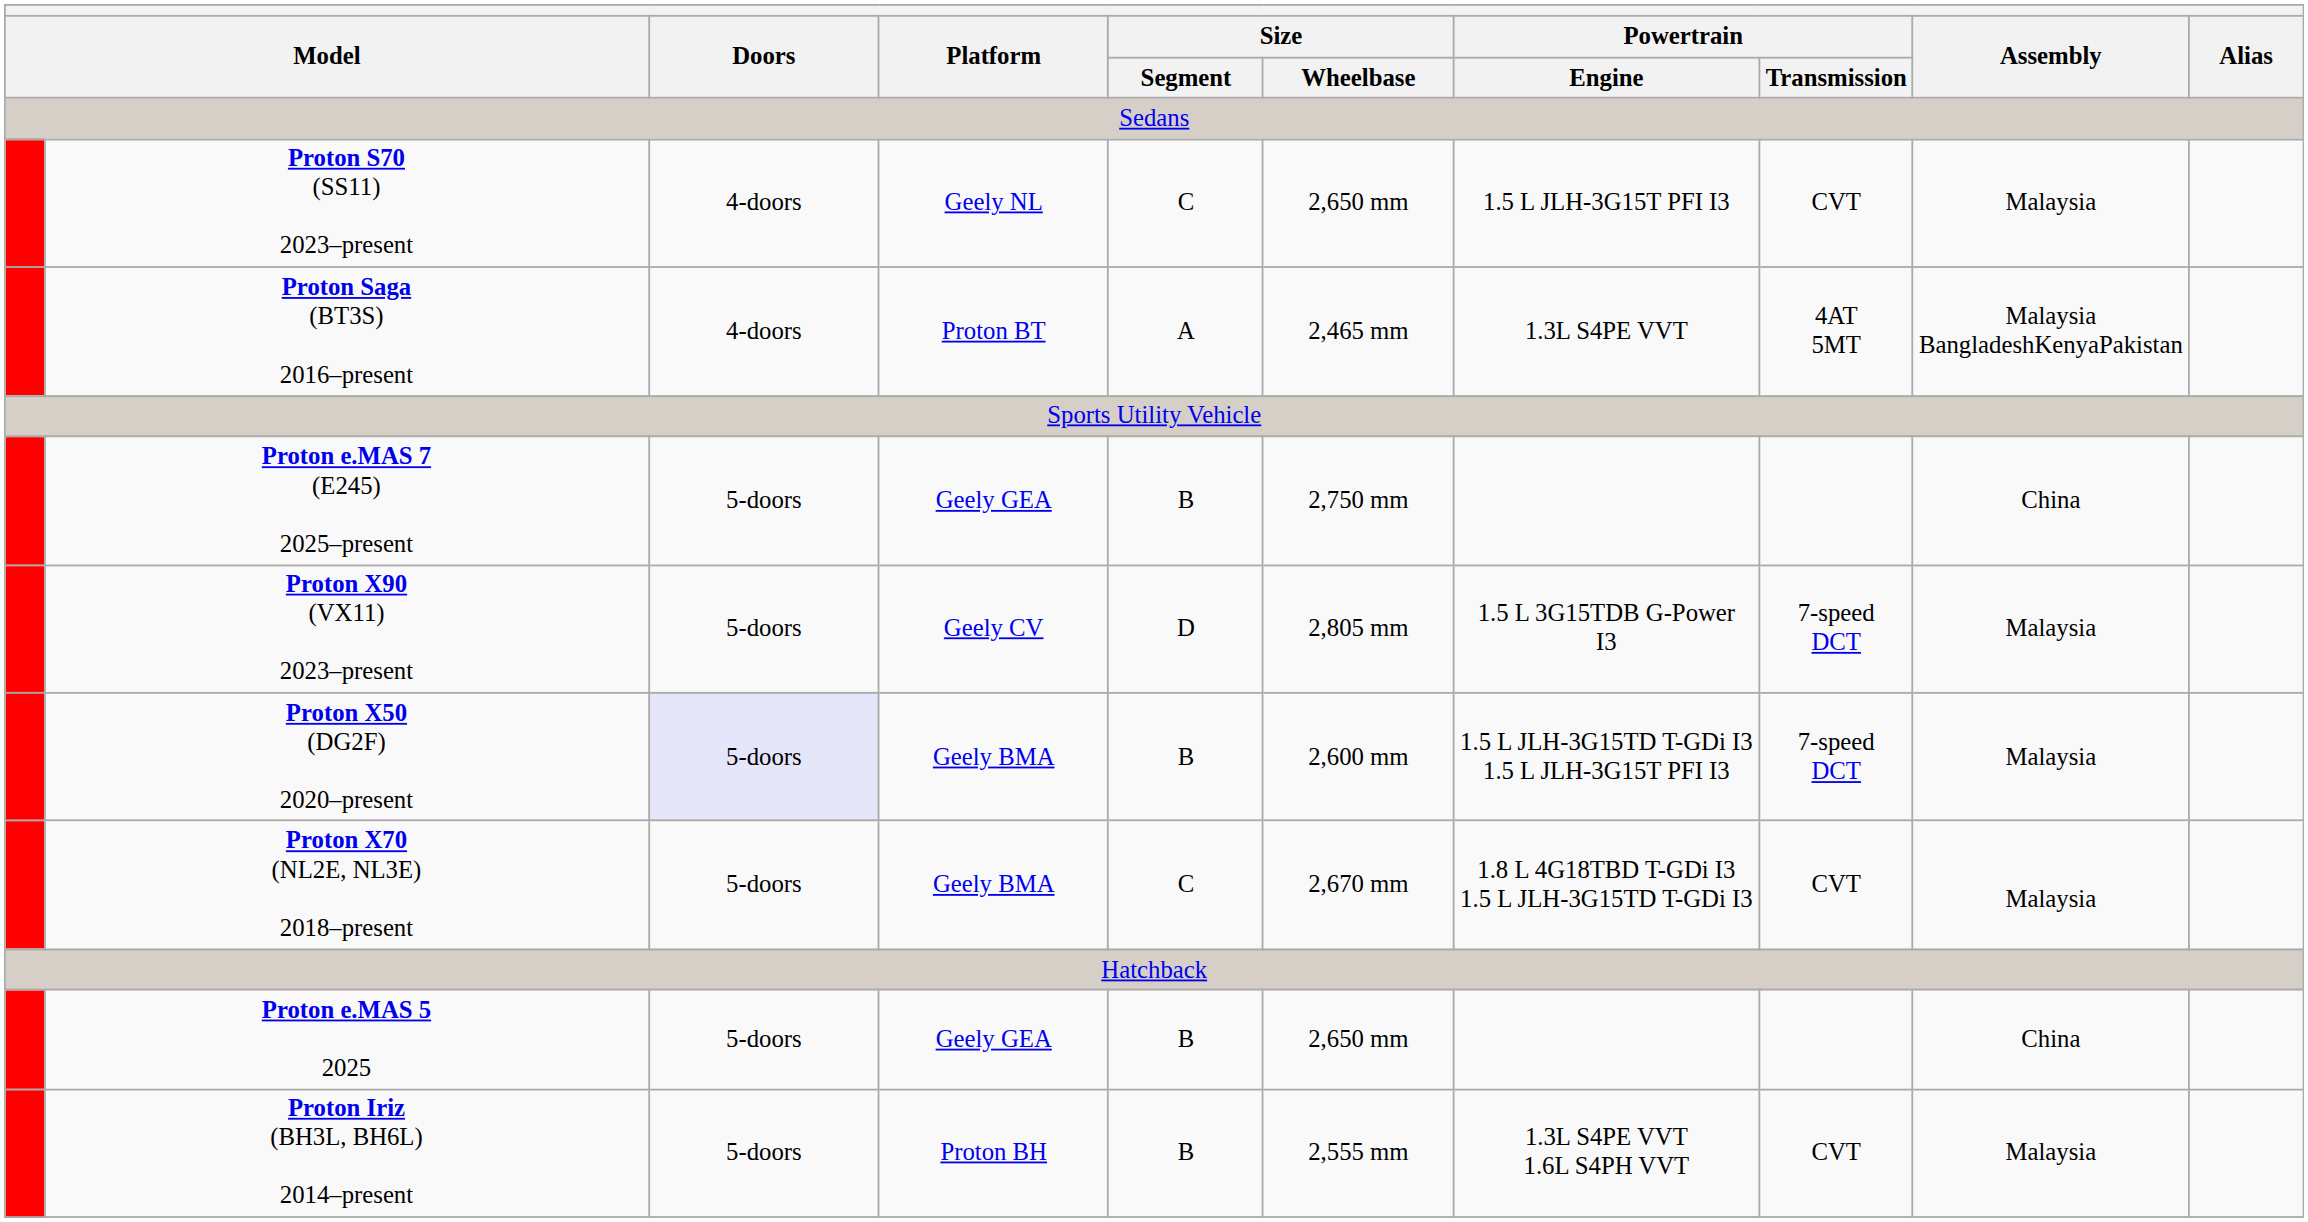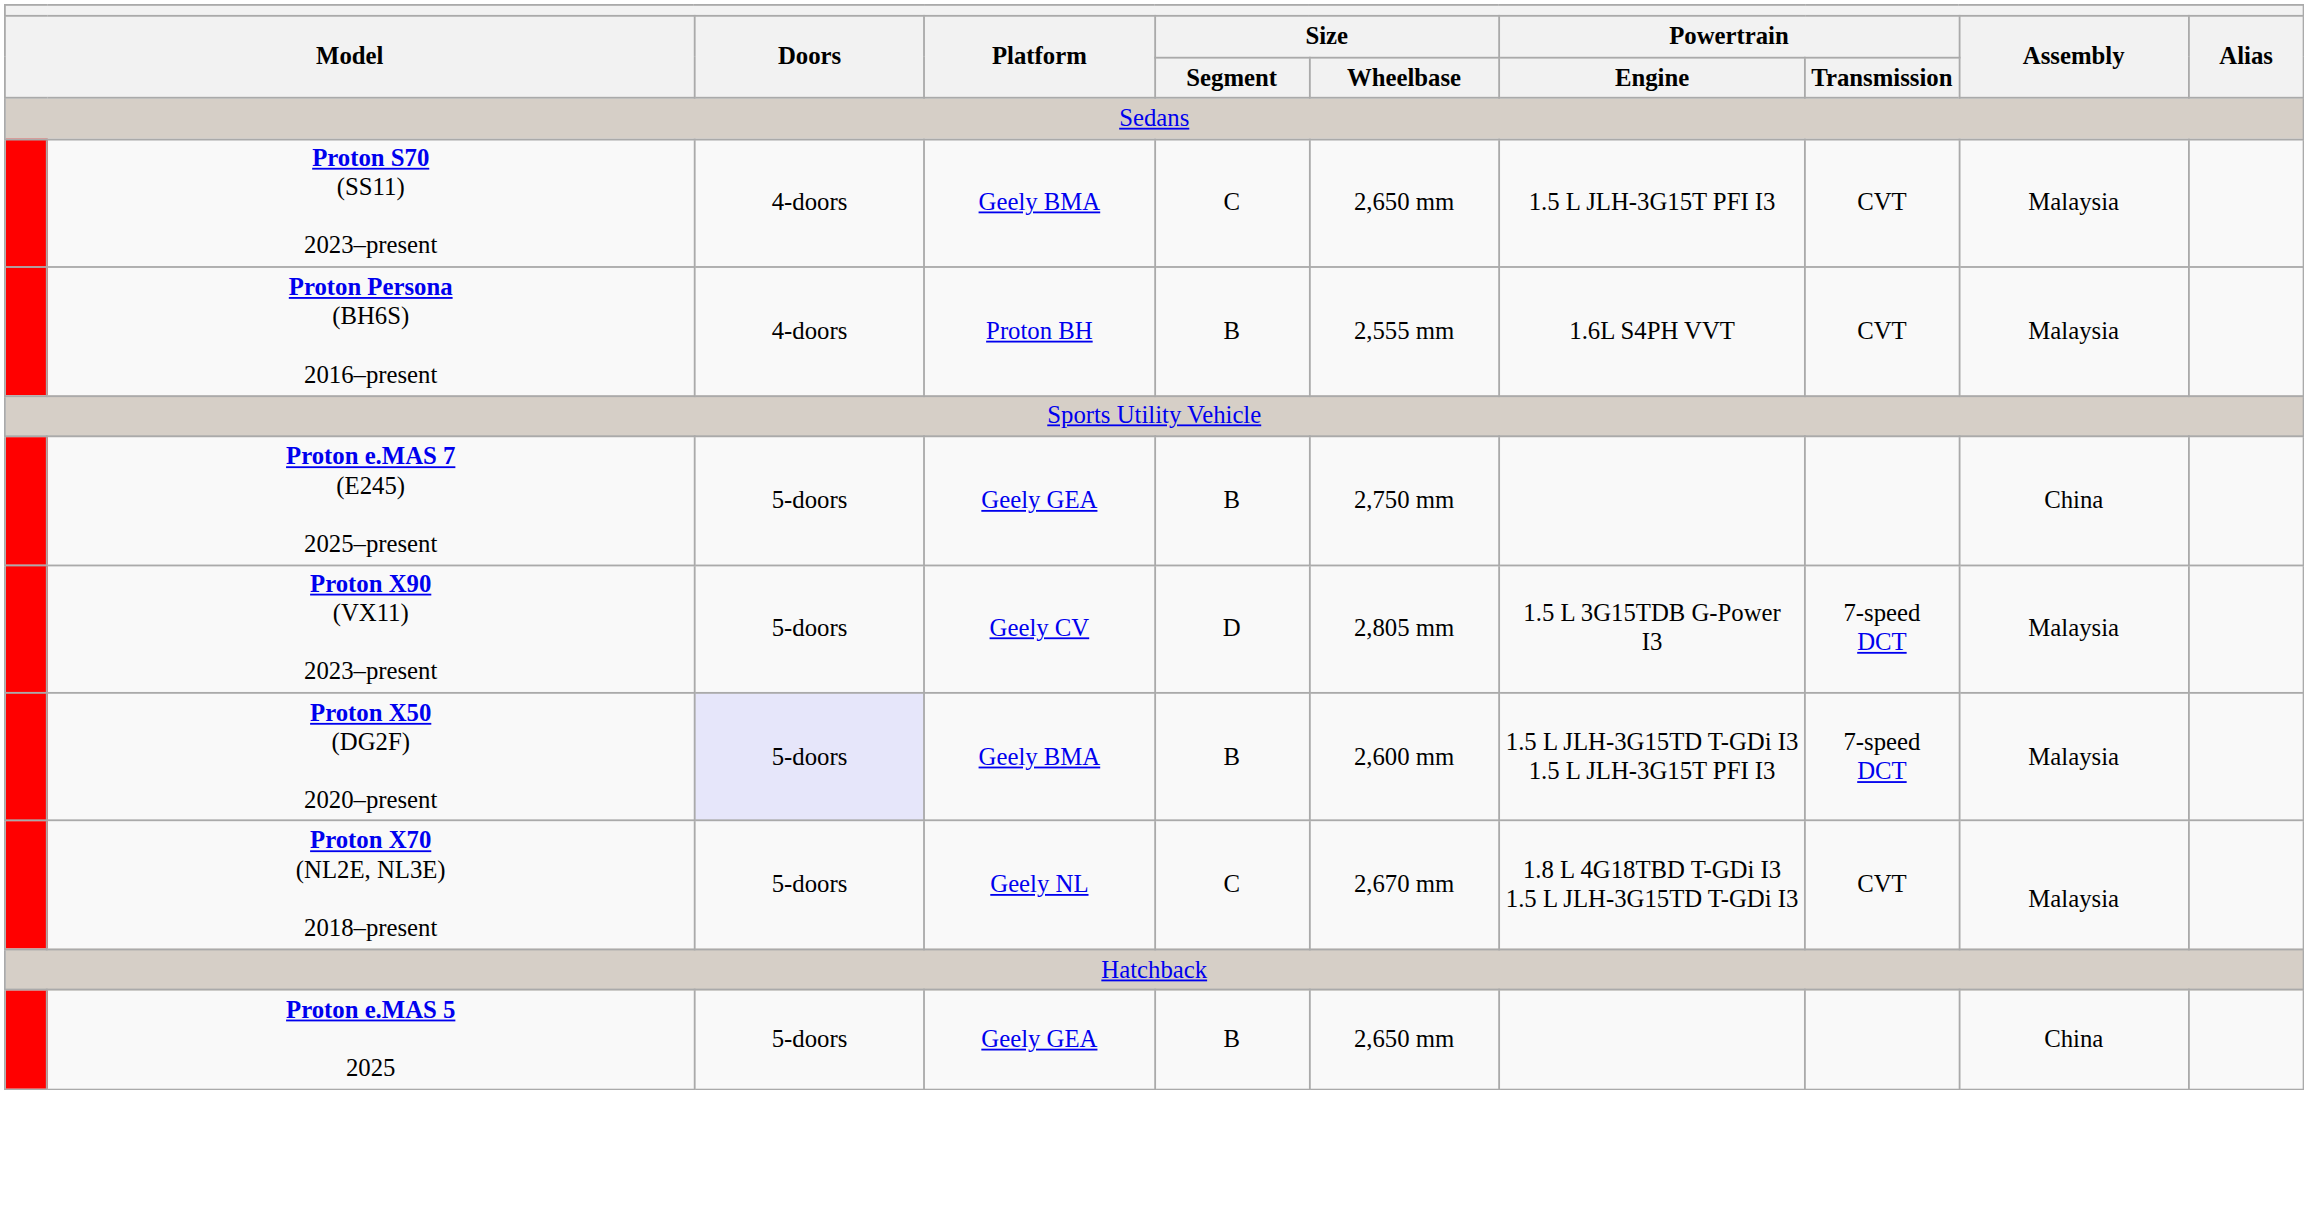(994, 202) Geely NL -> (1039, 202) Geely BMA
+ row: (371, 330)
- row: (346, 330)
(994, 884) Geely BMA -> (1039, 884) Geely NL
- row: (346, 1152)
